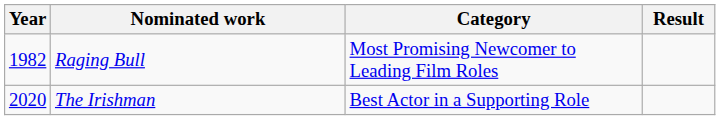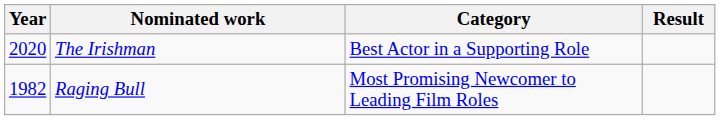rows swapped: (100, 59) <-> (105, 99)
